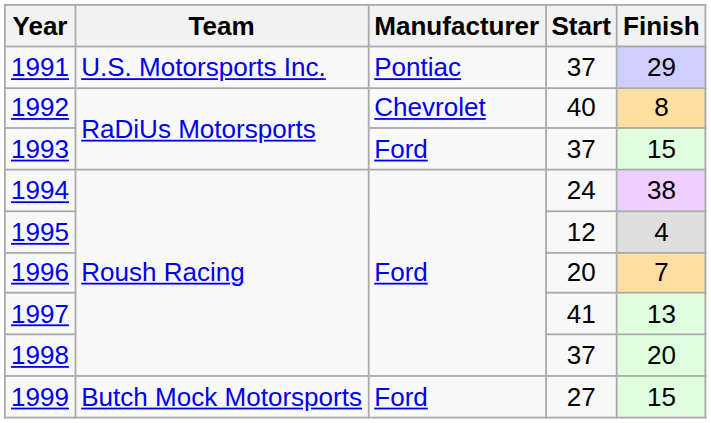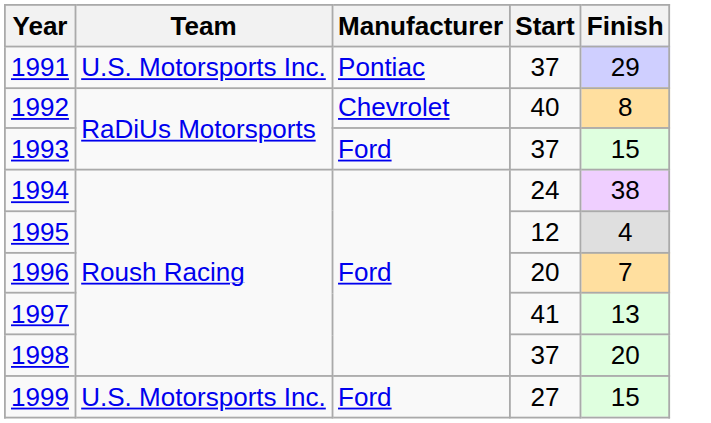(222, 396) Butch Mock Motorsports -> (203, 396) U.S. Motorsports Inc.
